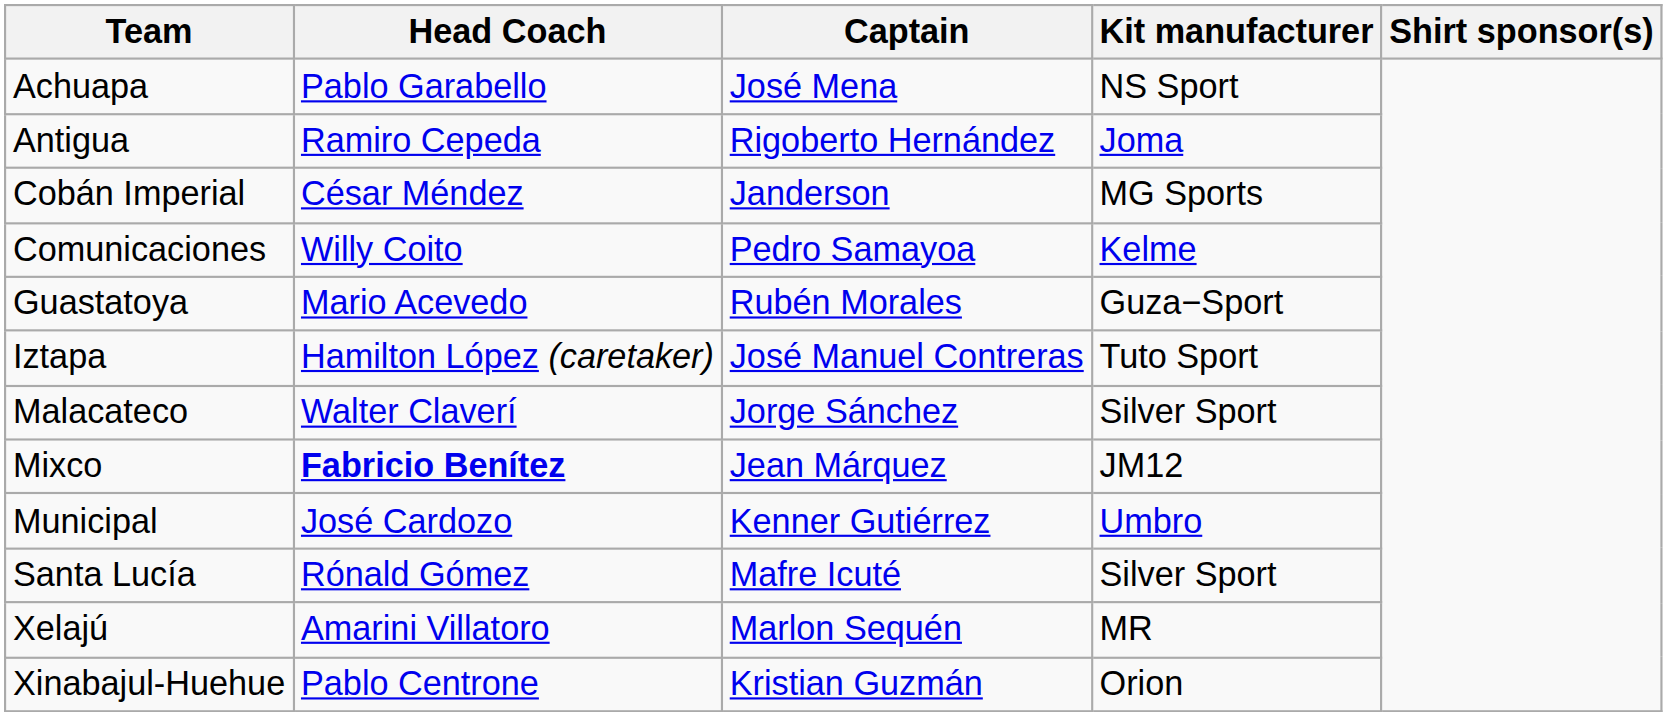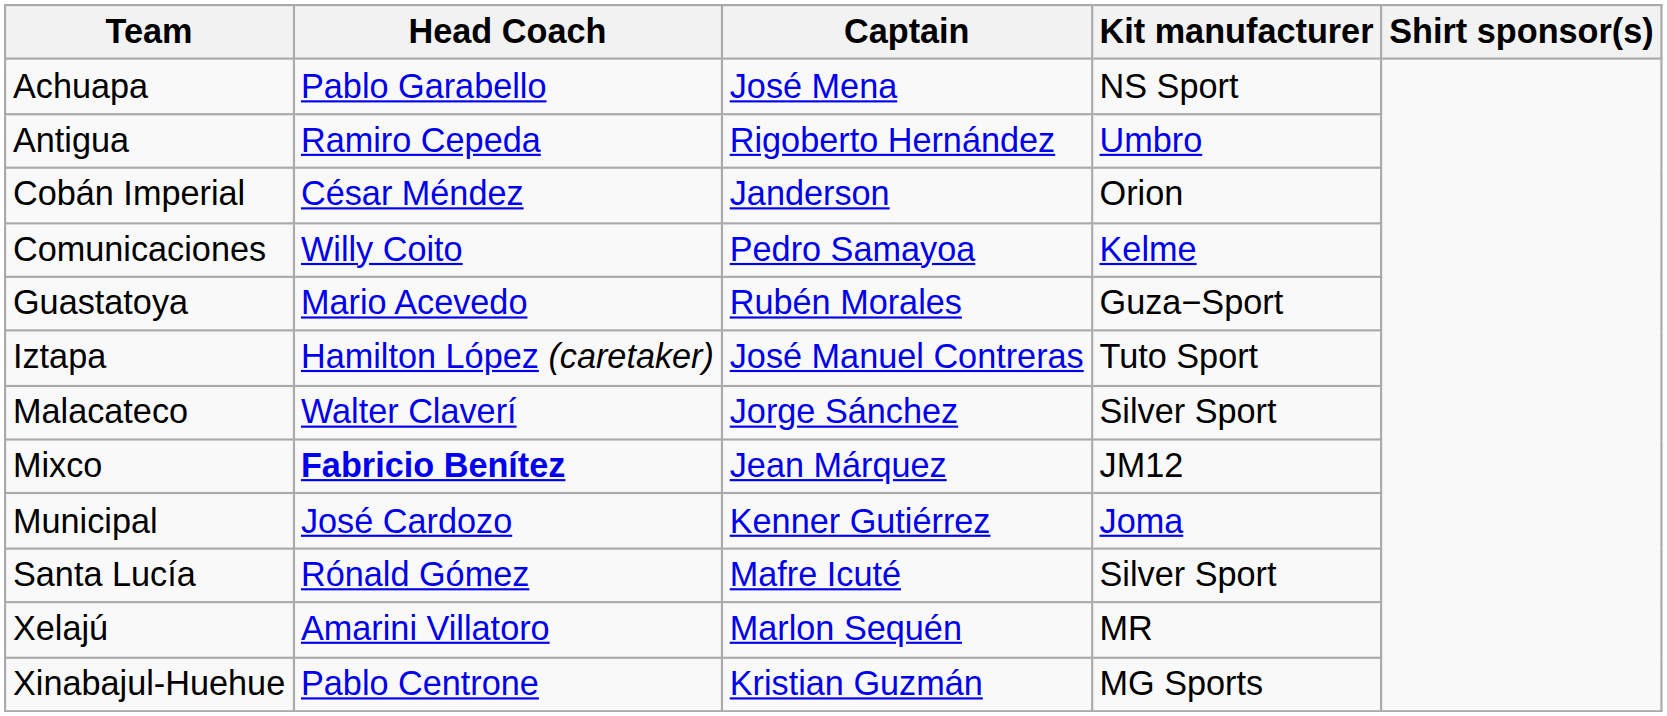(1141, 140) Joma -> (1151, 140) Umbro
(1181, 194) MG Sports -> (1141, 194) Orion
(1151, 520) Umbro -> (1141, 520) Joma
(1141, 683) Orion -> (1181, 683) MG Sports
